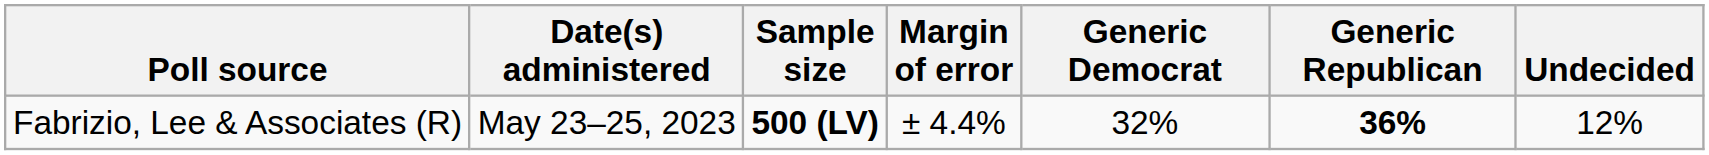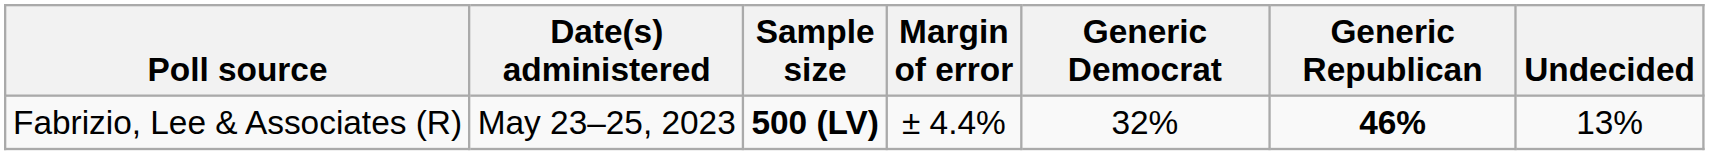(1393, 122) 36% -> (1393, 122) 46%
(1610, 122) 12% -> (1610, 122) 13%
